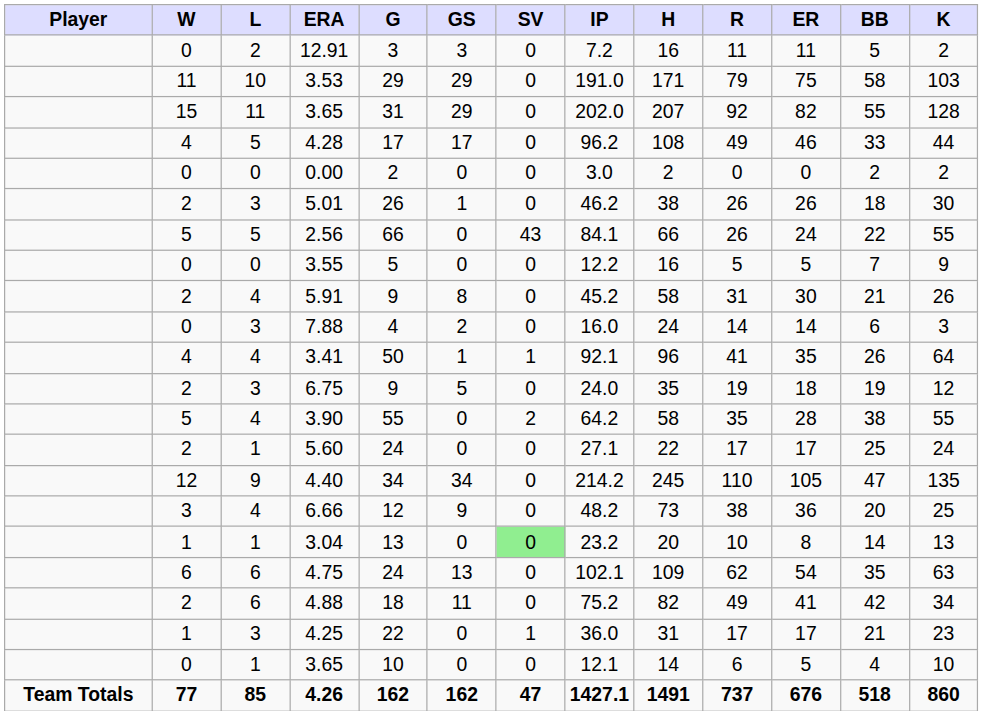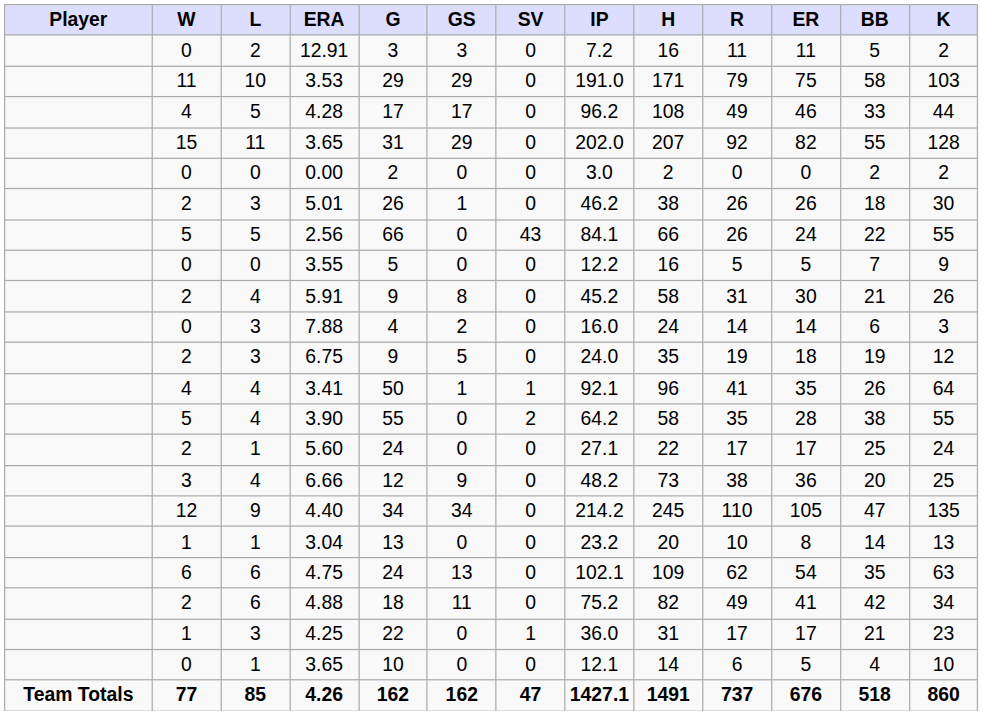rows swapped: (186, 111) <-> (187, 142)
rows swapped: (187, 388) <-> (187, 357)
rows swapped: (187, 511) <-> (186, 480)
(531, 541) lightgreen background -> (531, 541) no background
